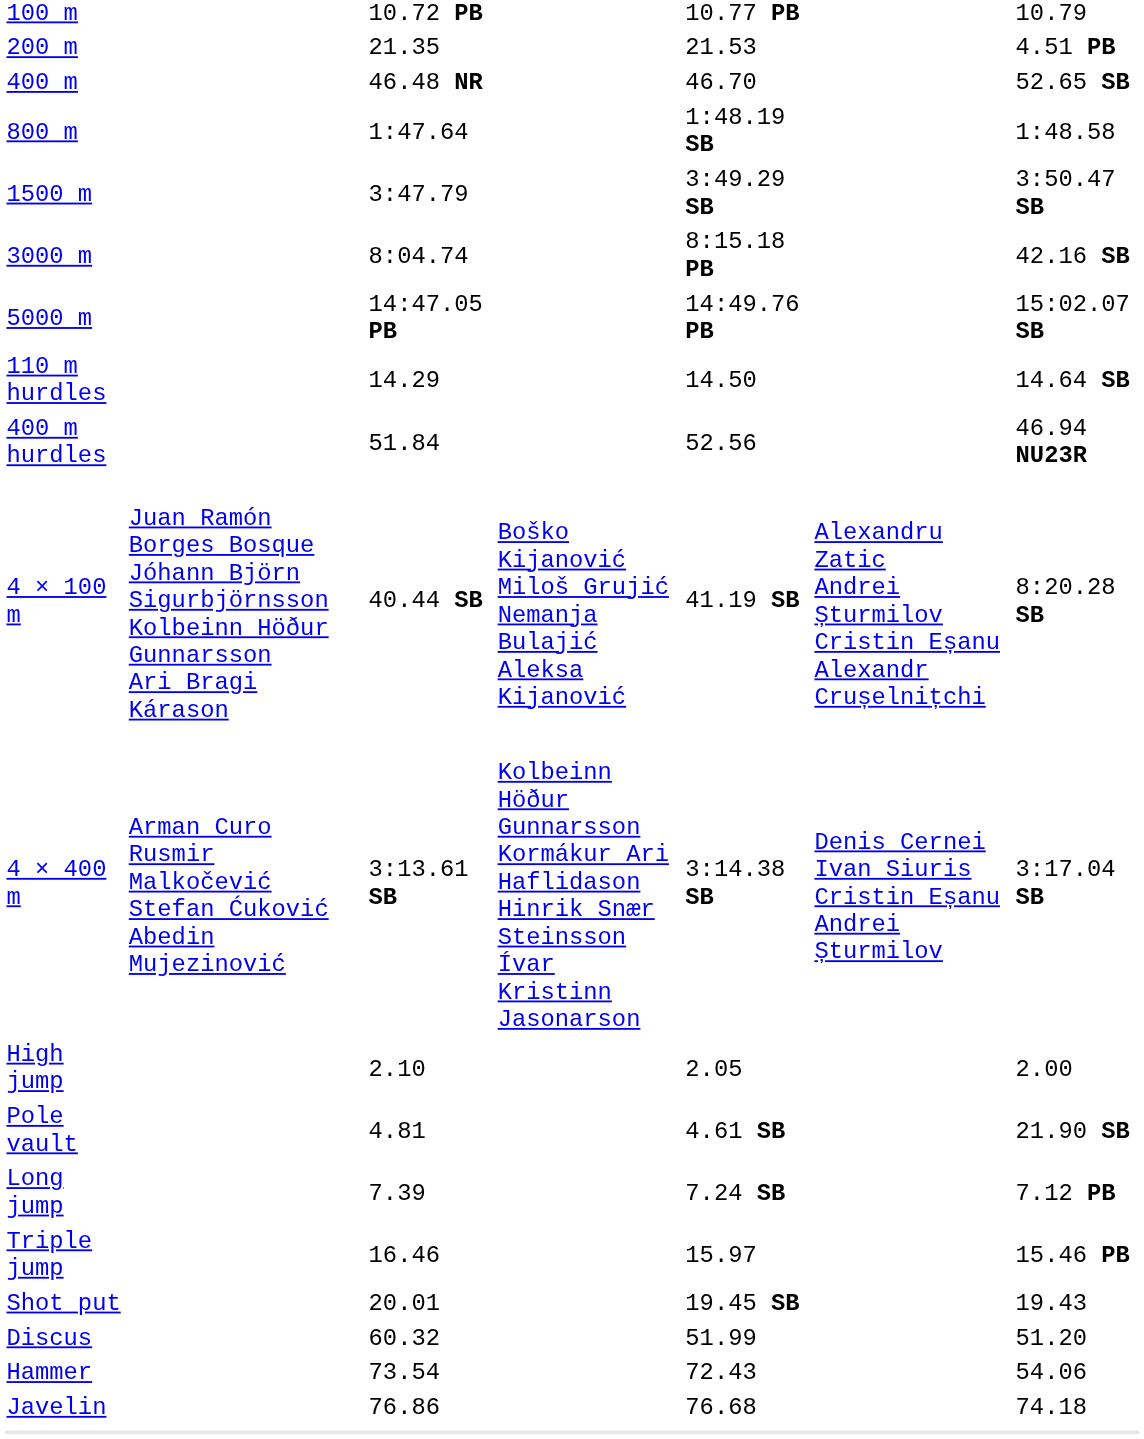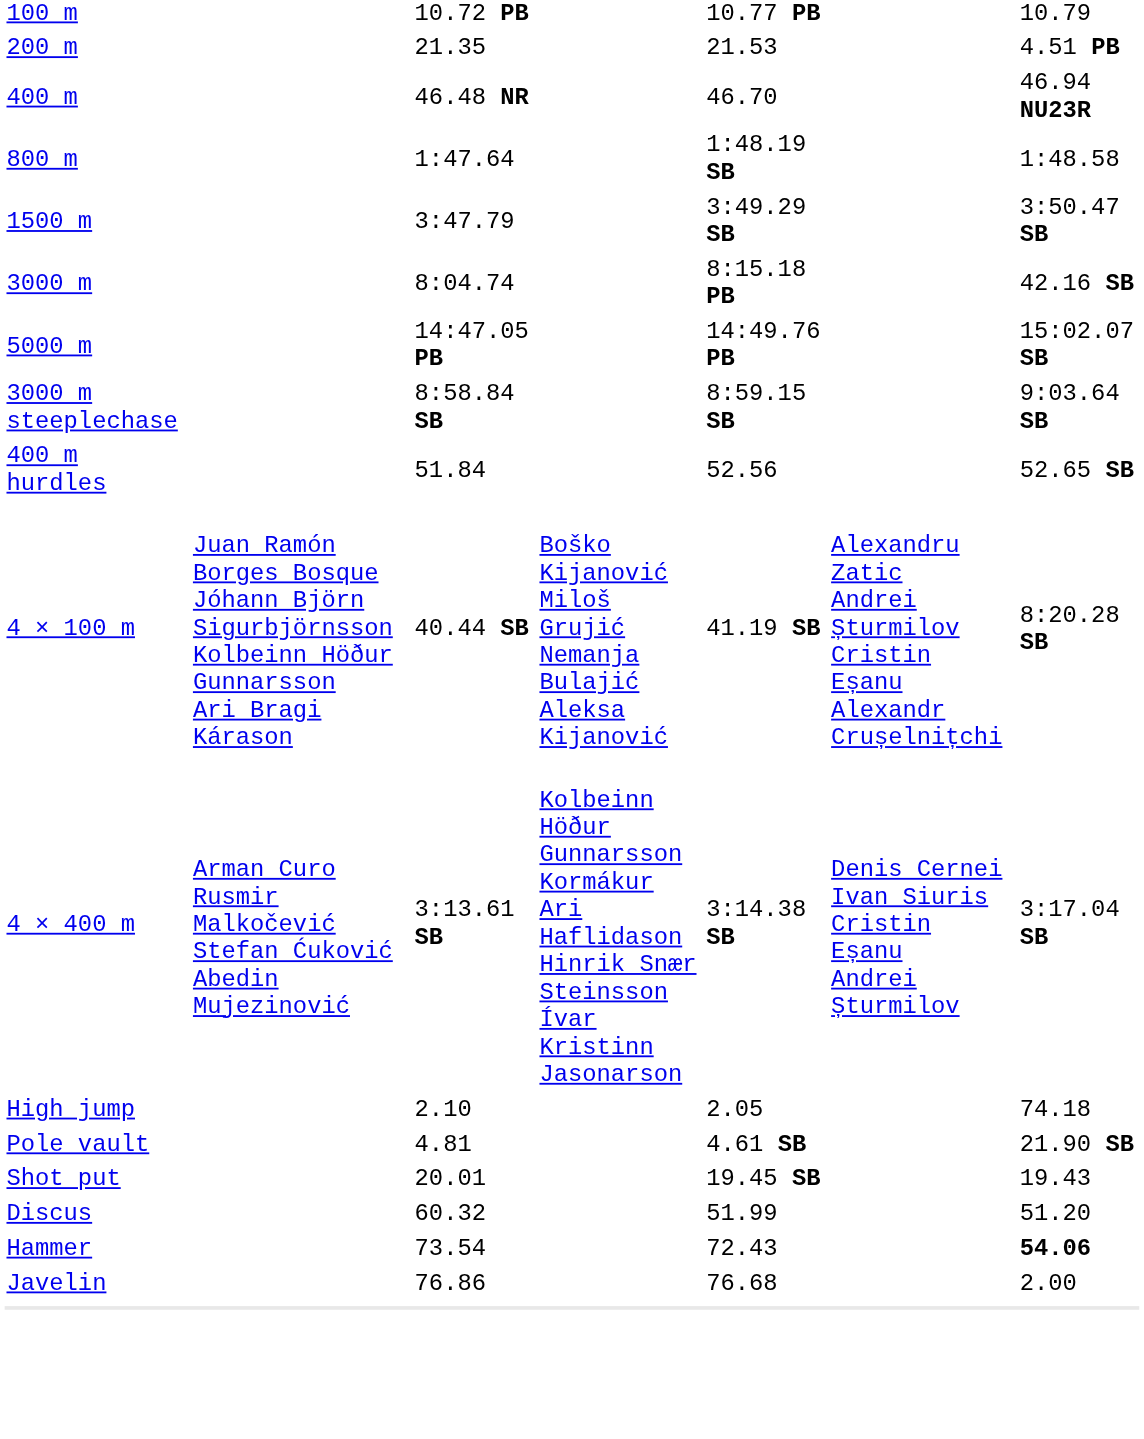(1073, 83) 52.65 SB -> (1055, 96) 46.94 NU23R
+ row: (92, 408)
- row: (56, 380)
(1051, 442) 46.94 NU23R -> (1077, 470) 52.65 SB
(1044, 1068) 2.00 -> (1055, 1109) 74.18
- row: (35, 1193)
- row: (49, 1255)
(1051, 1373) normal -> (1055, 1248) bold
(1051, 1408) 74.18 -> (1048, 1283) 2.00
